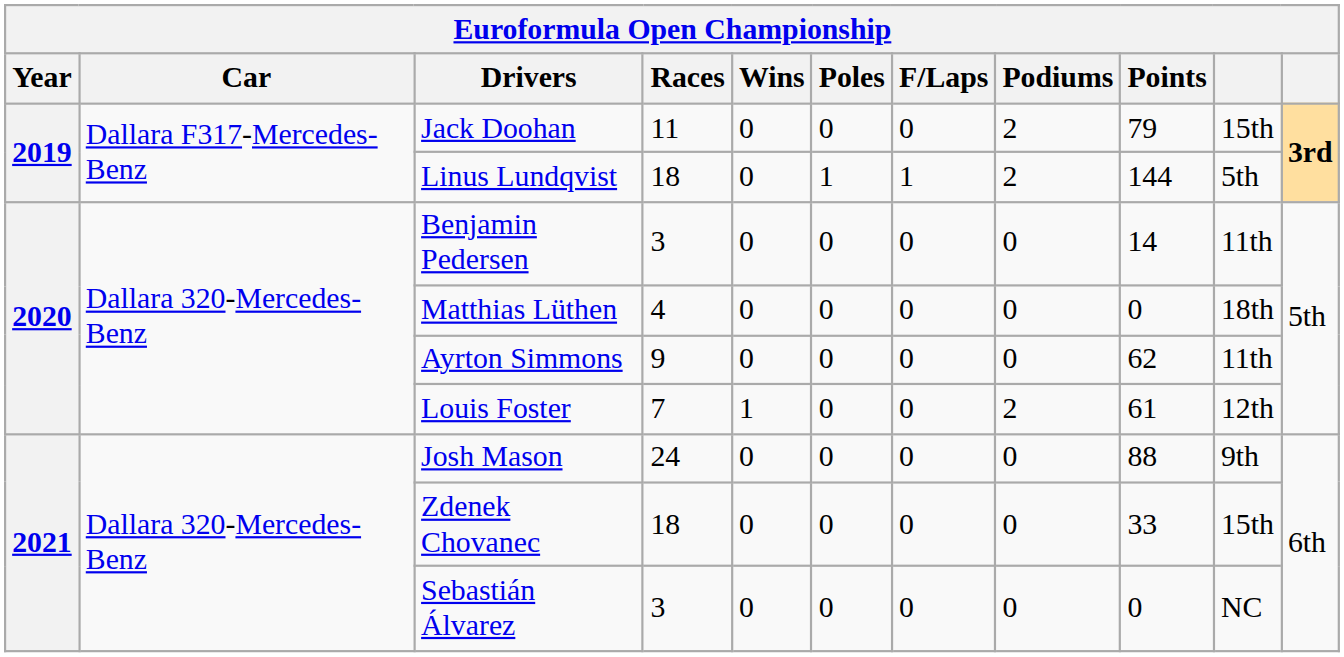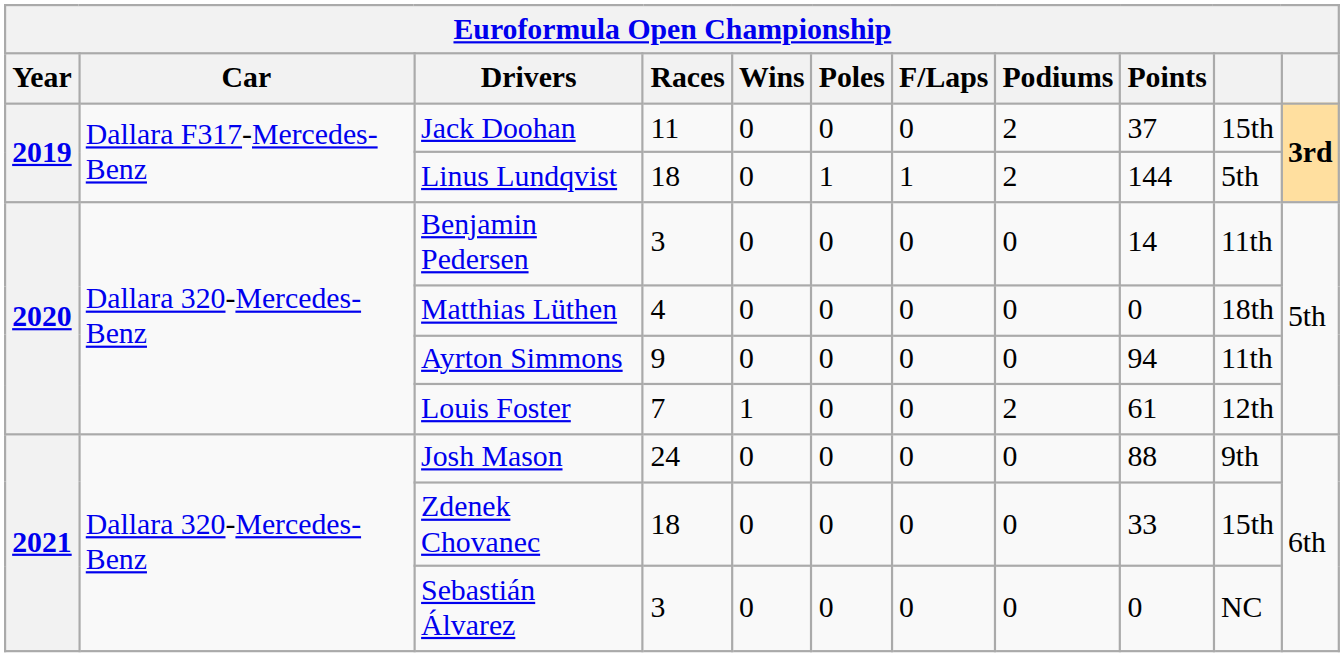(1142, 126) 79 -> (1142, 126) 37
(1142, 358) 62 -> (1142, 358) 94
